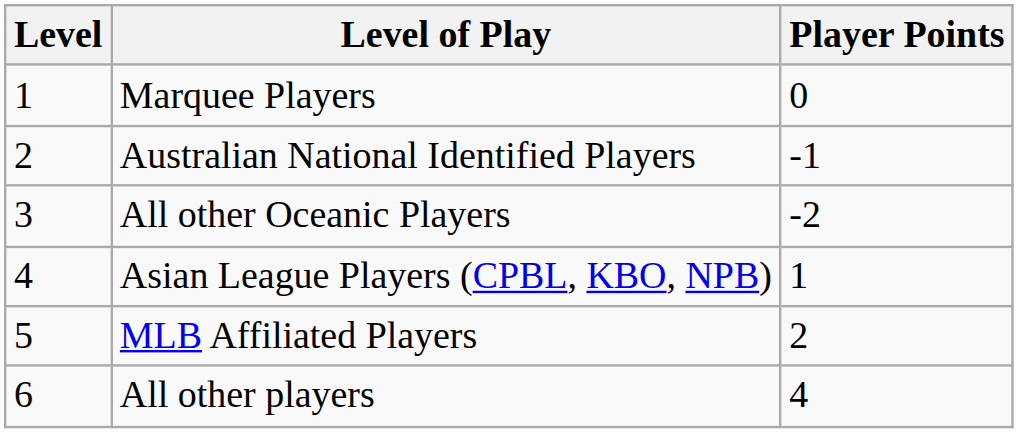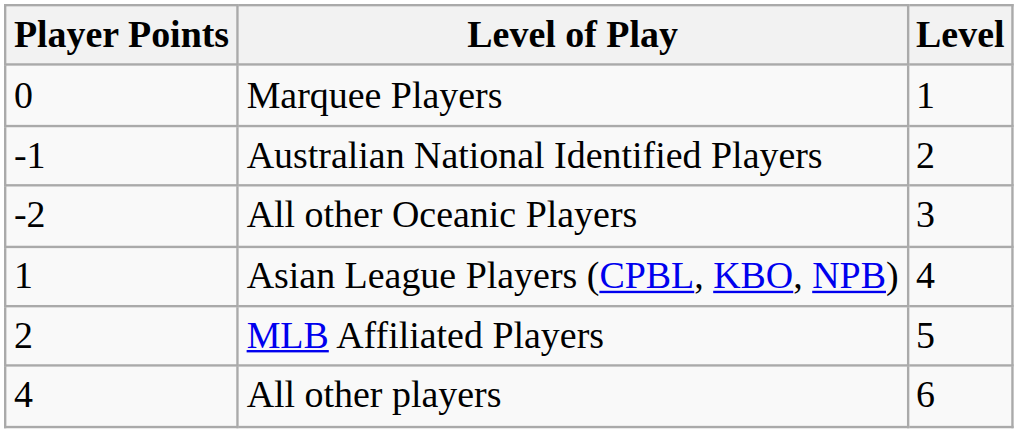columns swapped: (58, 34) <-> (897, 34)
